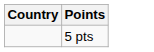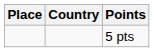+ column: (25, 15)
